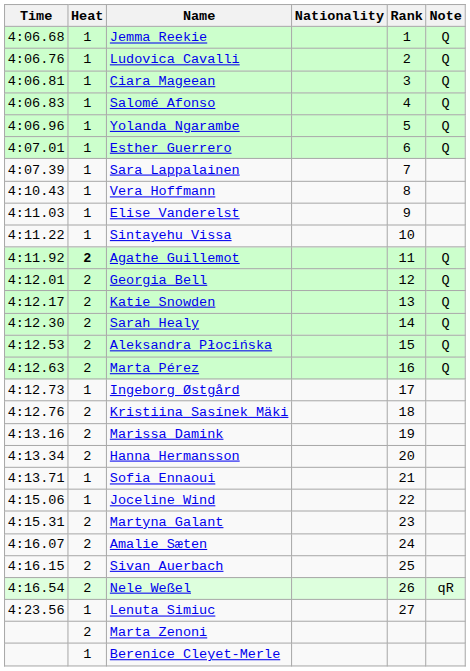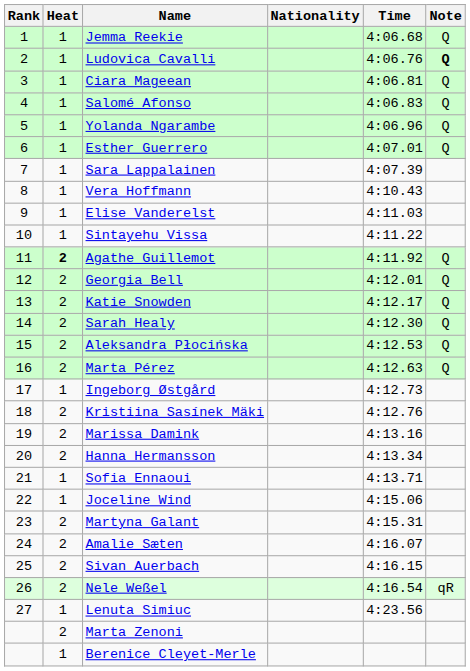columns swapped: (407, 16) <-> (36, 16)
(446, 60) normal -> (446, 60) bold
